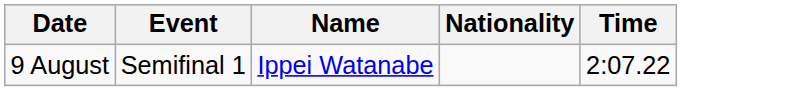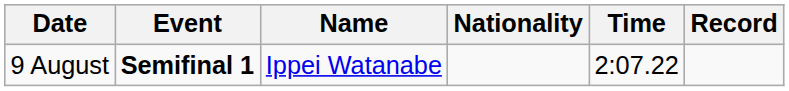+ column: (734, 24)
(183, 64) normal -> (187, 64) bold
